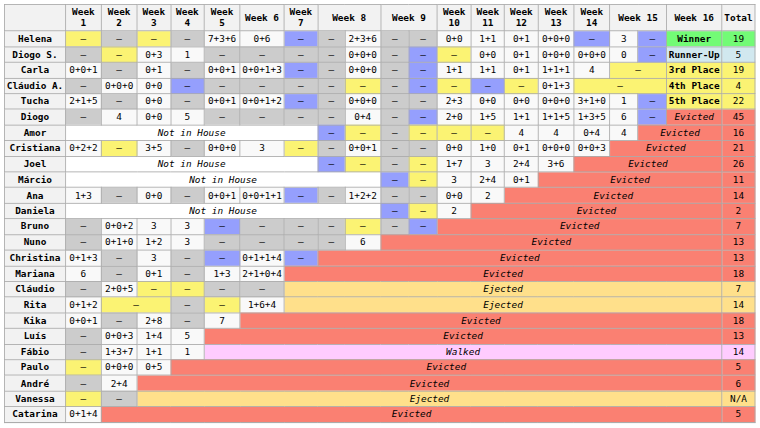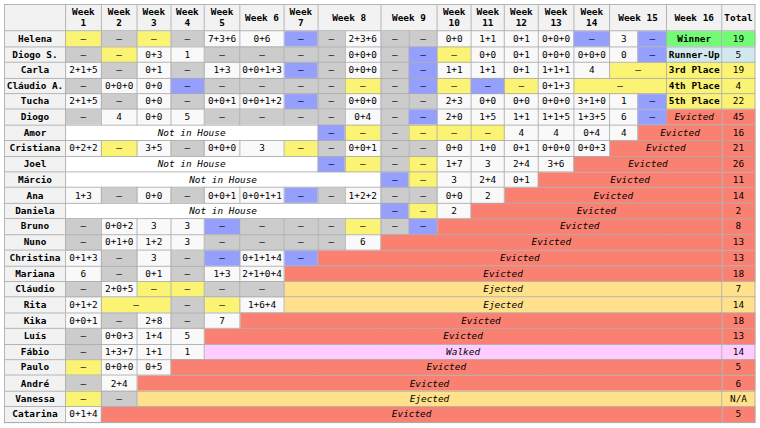(83, 70) 0+0+1 -> (83, 70) 2+1+5
(222, 70) 0+0+1 -> (222, 70) 1+3
(738, 227) 7 -> (738, 227) 8
